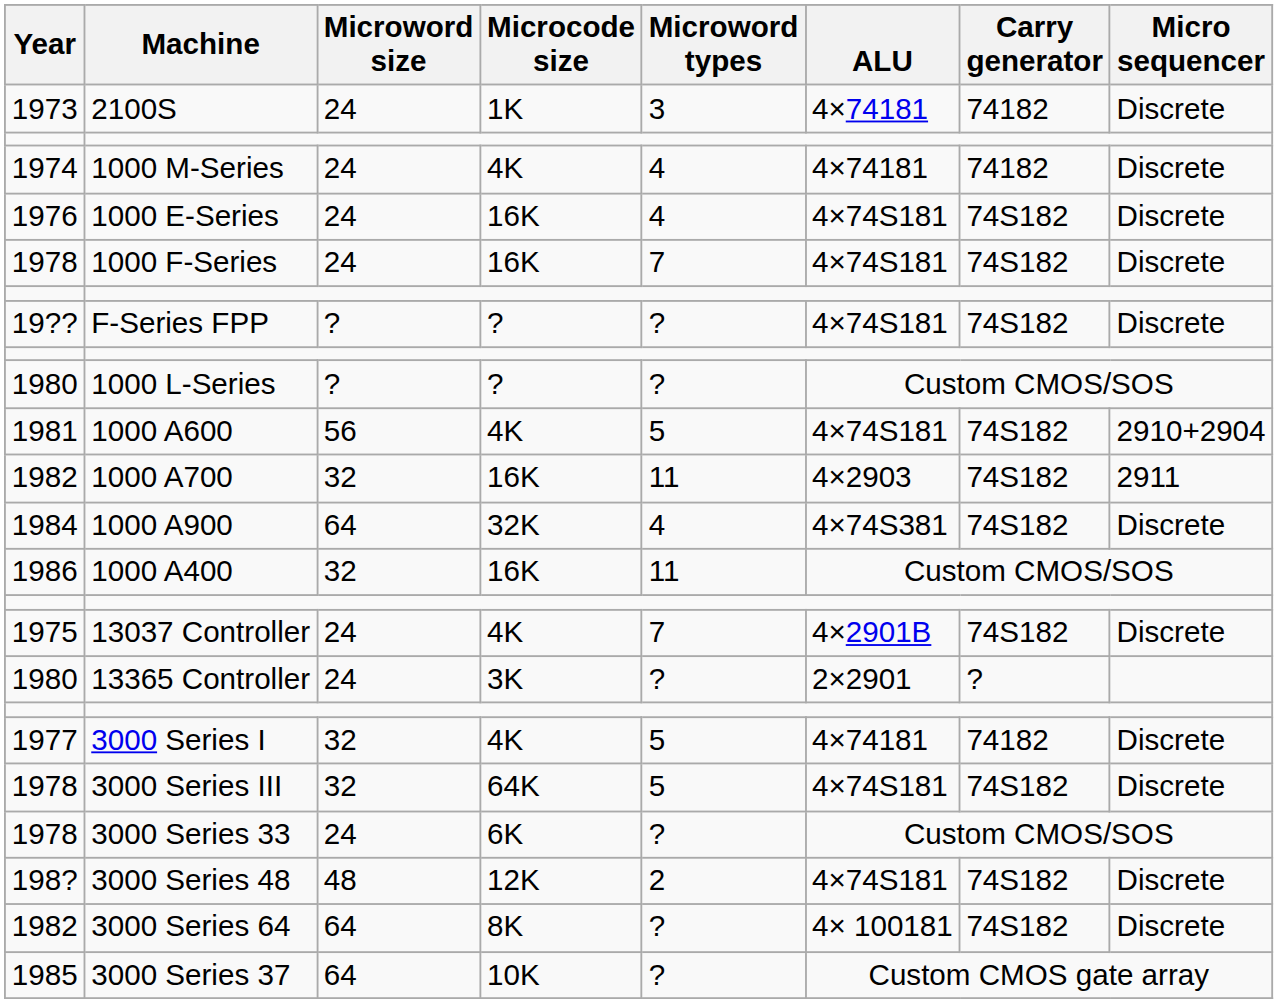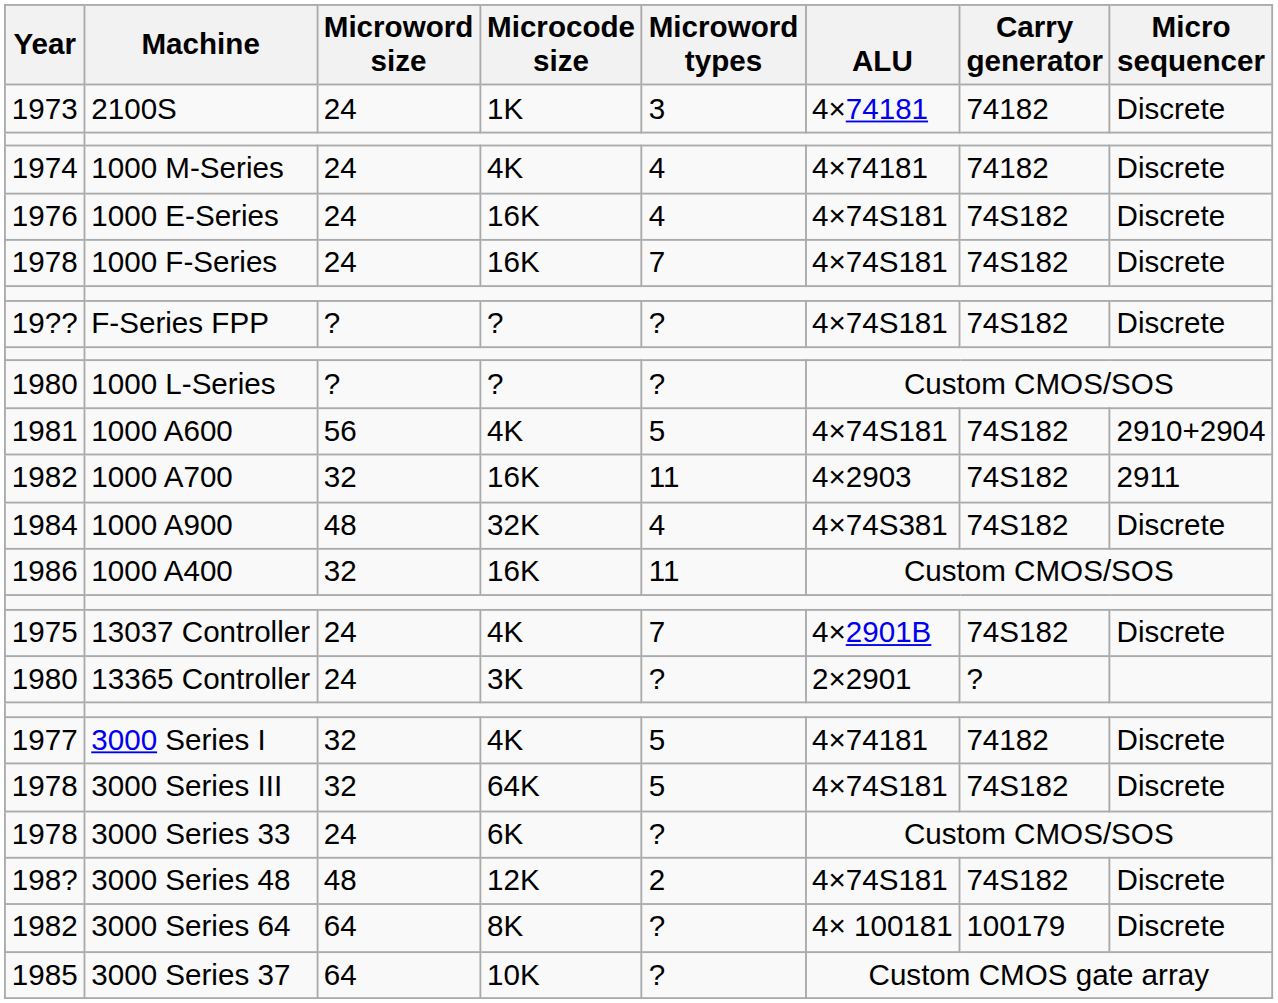(340, 524) 64 -> (340, 524) 48
(1017, 927) 74S182 -> (1016, 927) 100179
